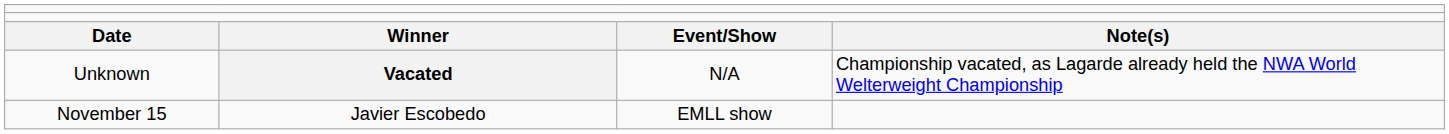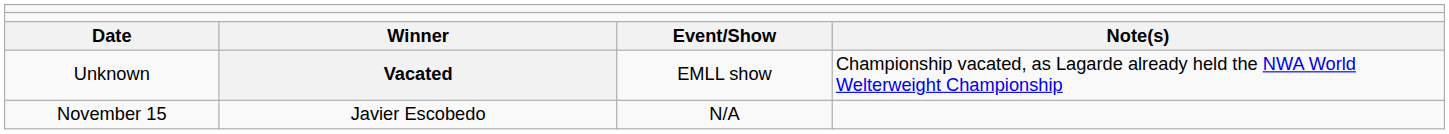(724, 74) N/A -> (724, 74) EMLL show
(724, 114) EMLL show -> (724, 114) N/A
